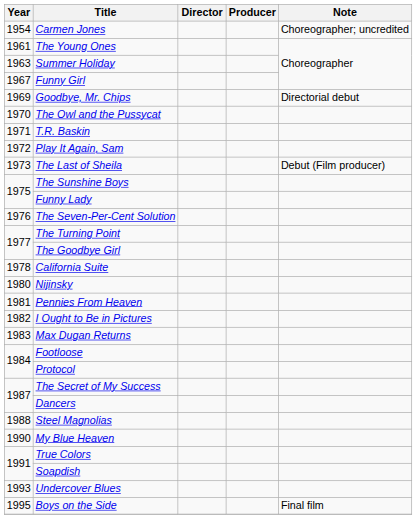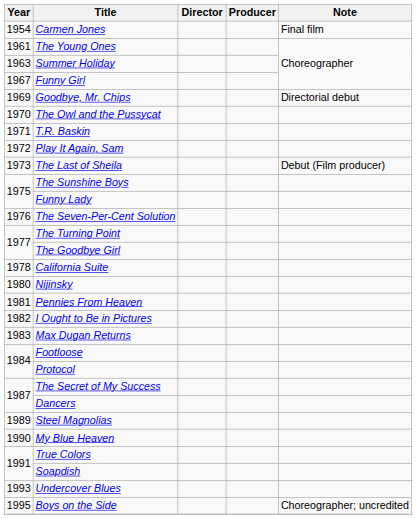(345, 30) Choreographer; uncredited -> (302, 30) Final film
(19, 421) 1988 -> (19, 421) 1989
(302, 506) Final film -> (345, 506) Choreographer; uncredited
